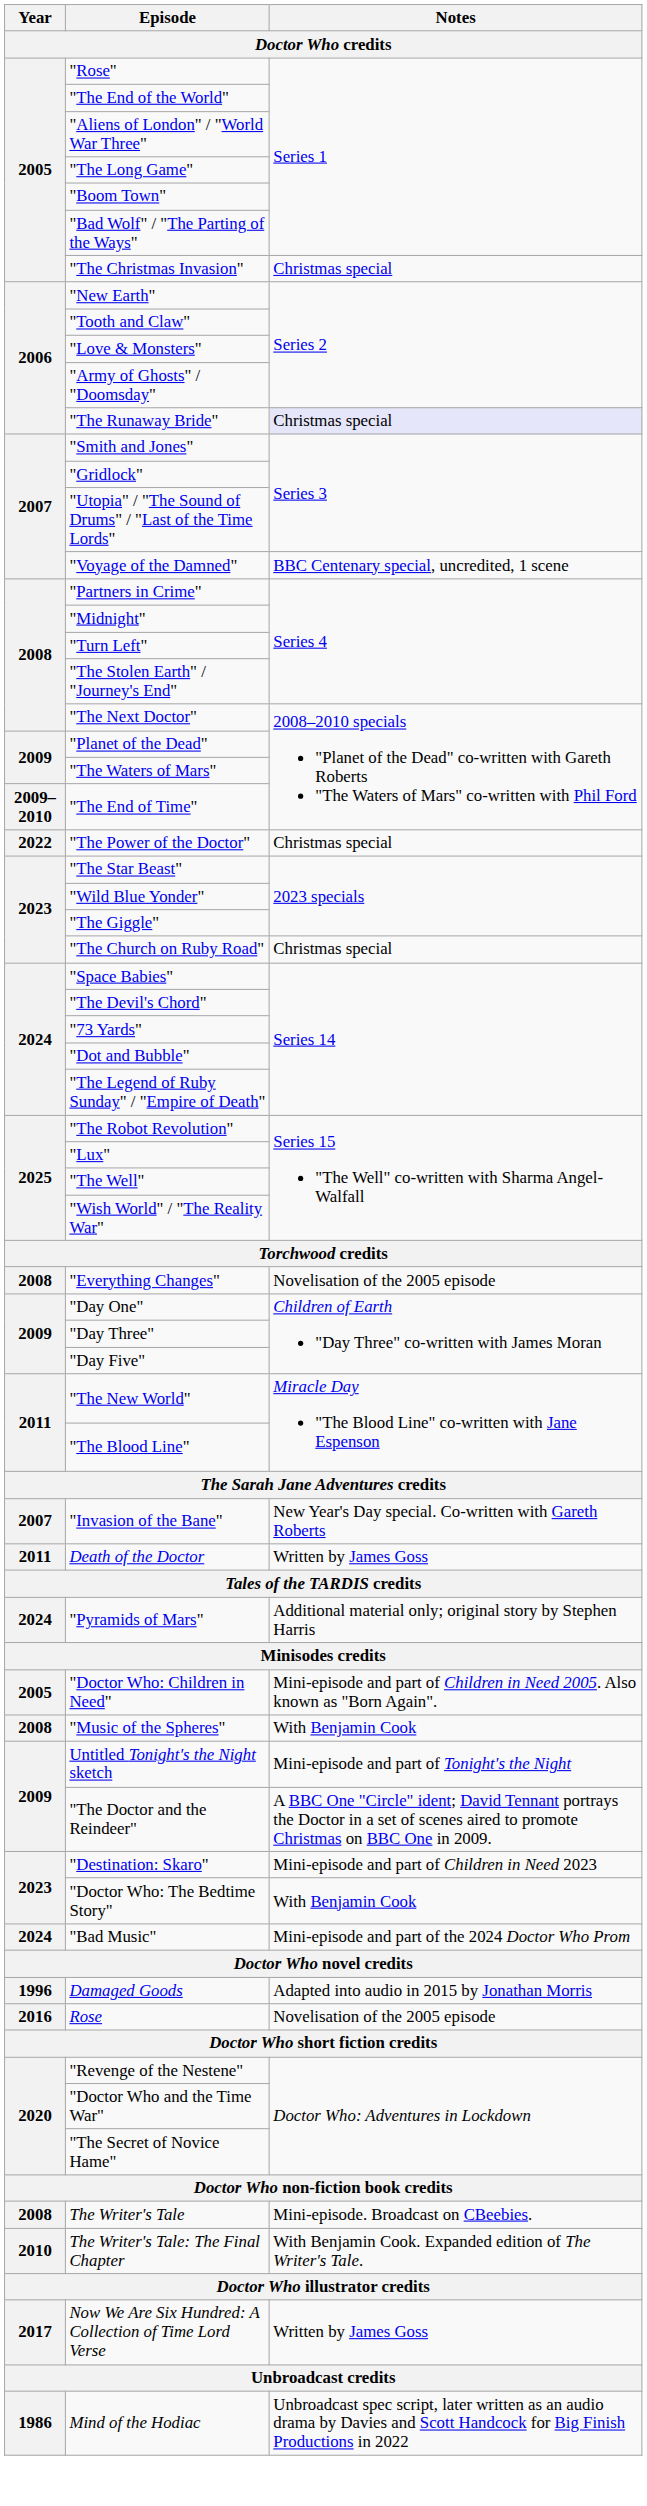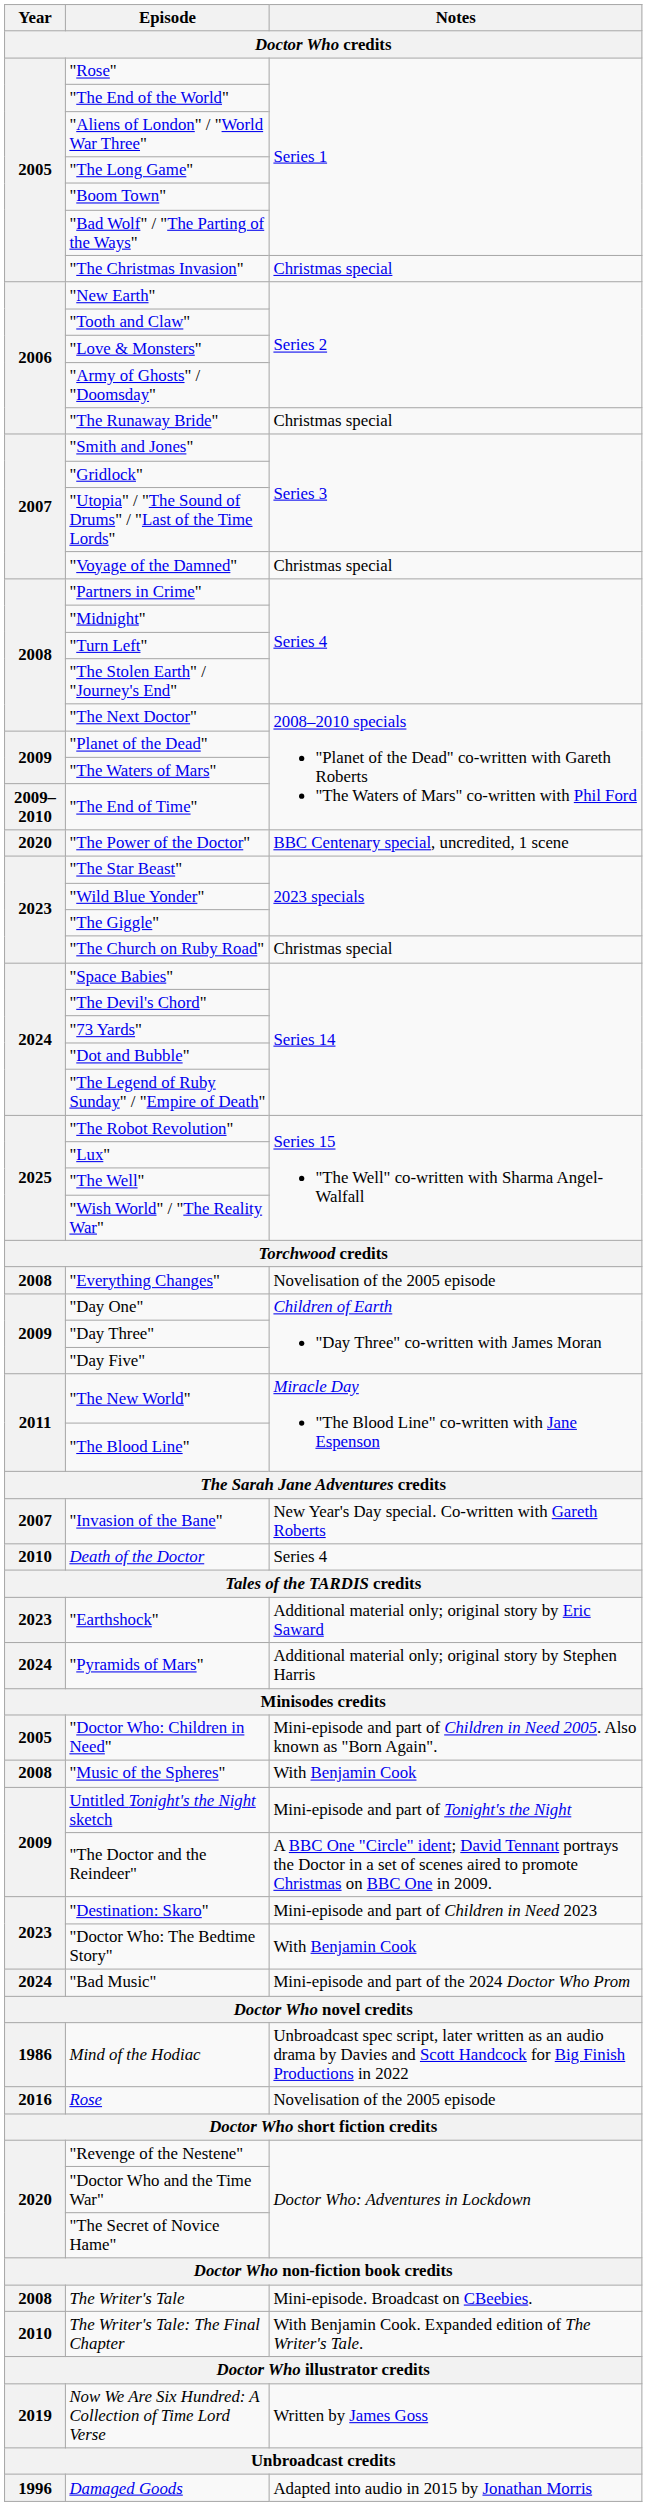(333, 420) lavender background -> (333, 420) no background
(421, 565) BBC Centenary special, uncredited, 1 scene -> (333, 565) Christmas special
(35, 842) 2022 -> (35, 842) 2020
(333, 842) Christmas special -> (421, 842) BBC Centenary special, uncredited, 1 scene
(35, 1557) 2011 -> (35, 1557) 2010
(351, 1557) Written by James Goss -> (300, 1557) Series 4
+ row: (114, 1619)
rows swapped: (126, 1990) <-> (135, 2423)
(35, 2332) 2017 -> (35, 2415) 2019
